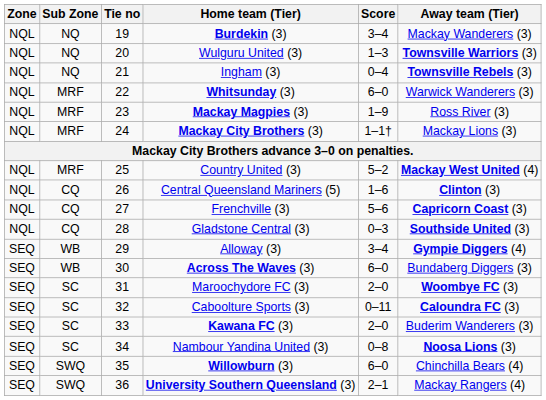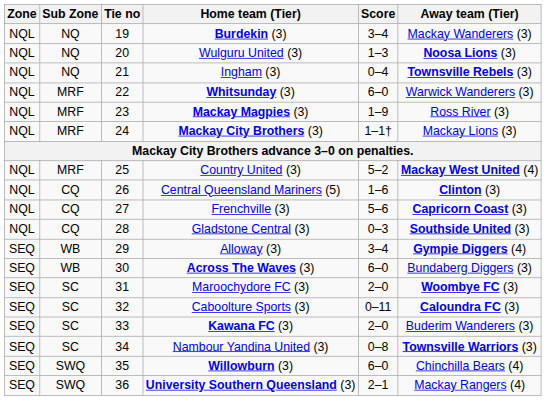(470, 53) Townsville Warriors (3) -> (470, 53) Noosa Lions (3)
(470, 346) Noosa Lions (3) -> (470, 346) Townsville Warriors (3)
